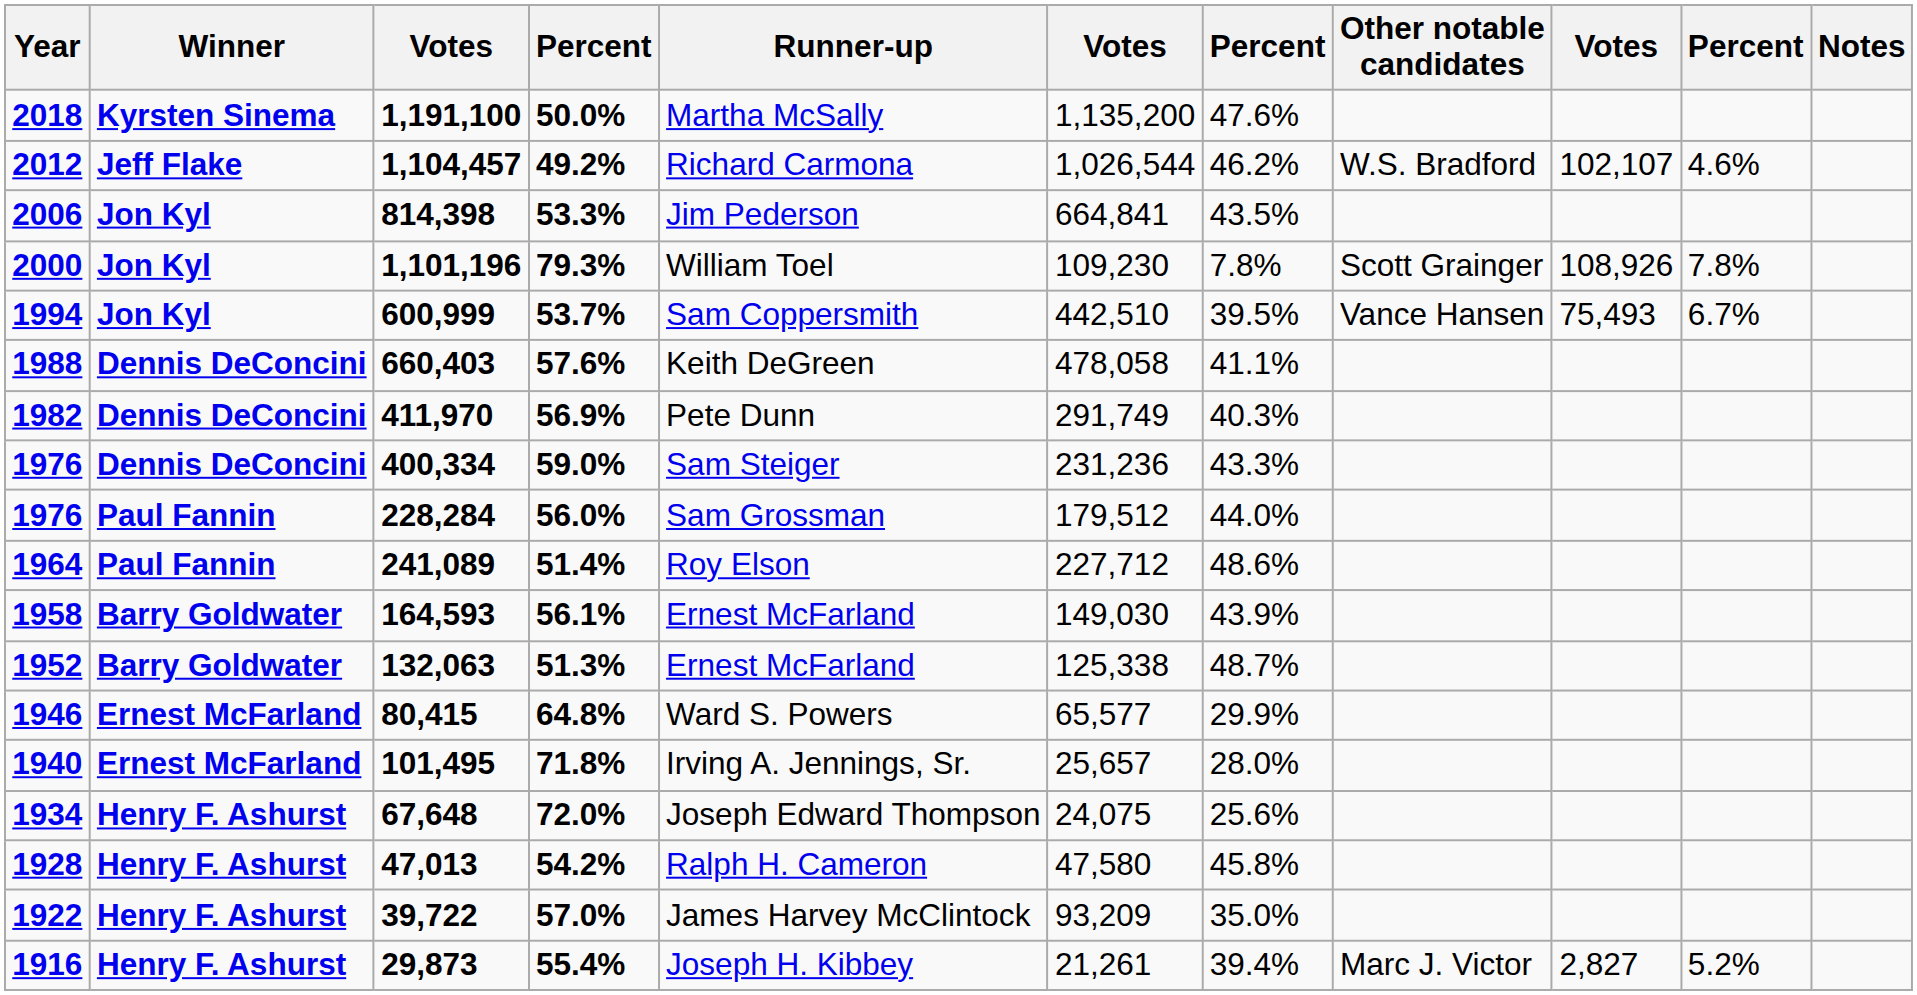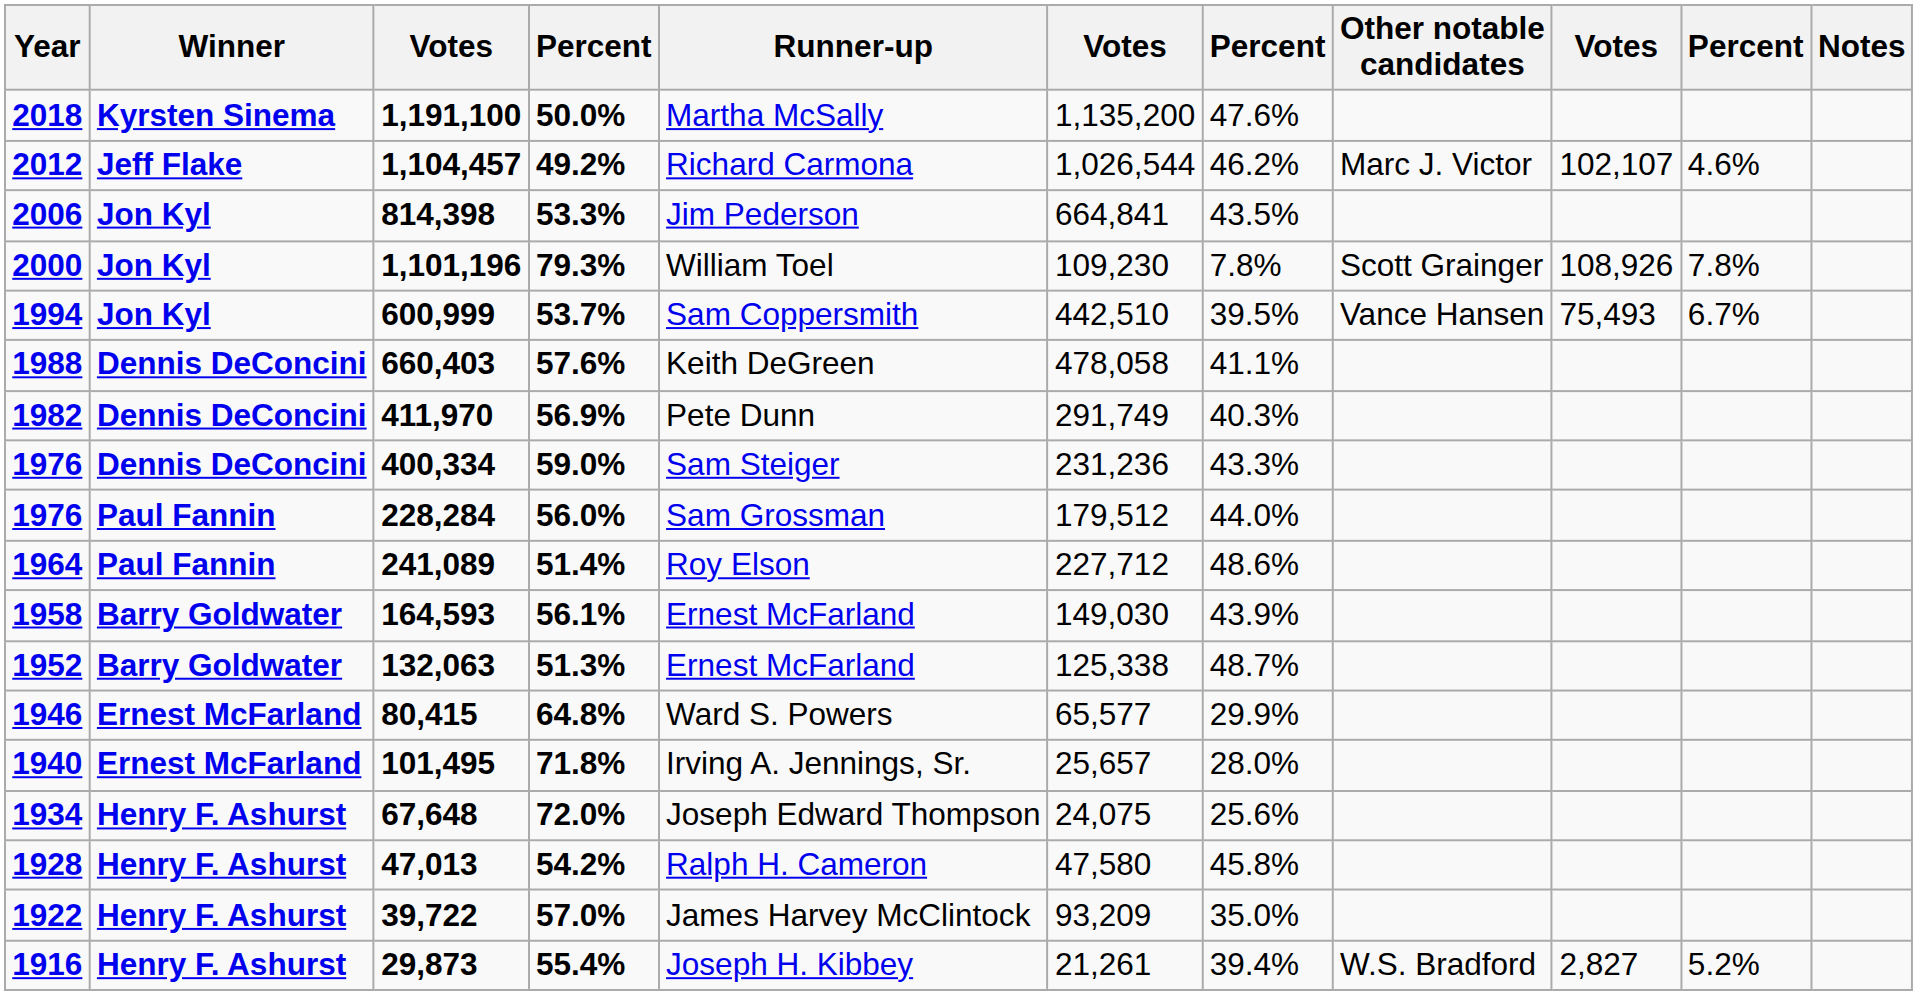(1438, 164) W.S. Bradford -> (1436, 164) Marc J. Victor
(1436, 964) Marc J. Victor -> (1438, 964) W.S. Bradford
